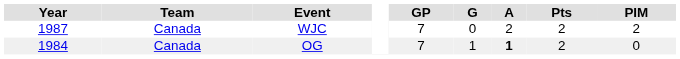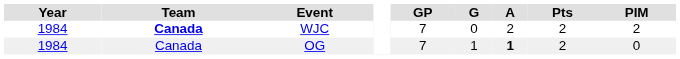(53, 29) 1987 -> (53, 29) 1984
(177, 29) normal -> (178, 29) bold
